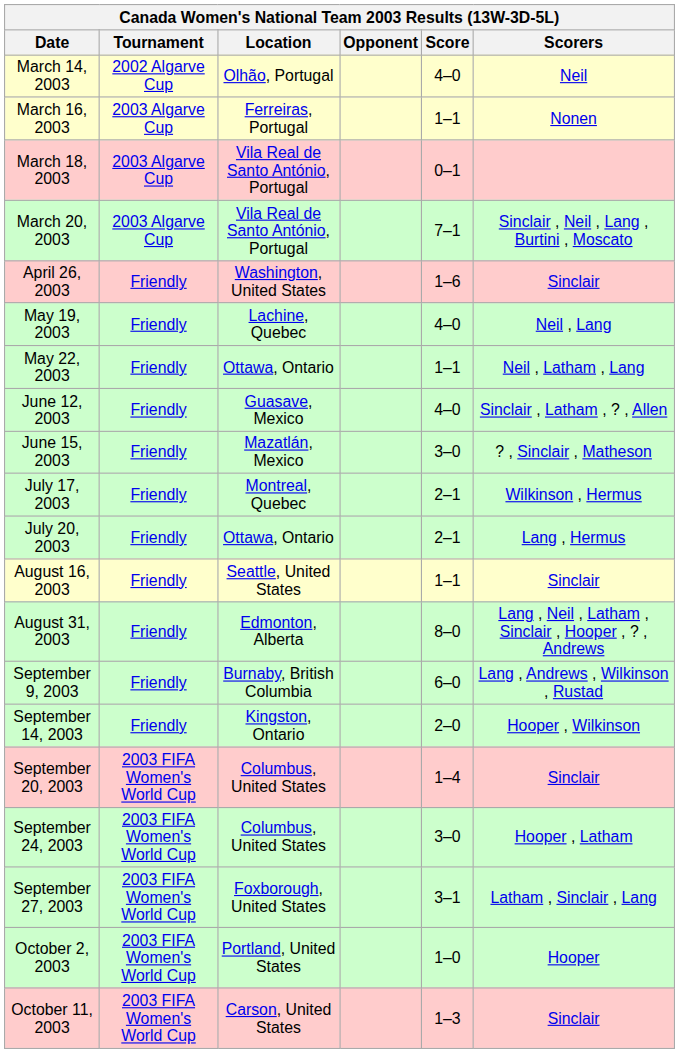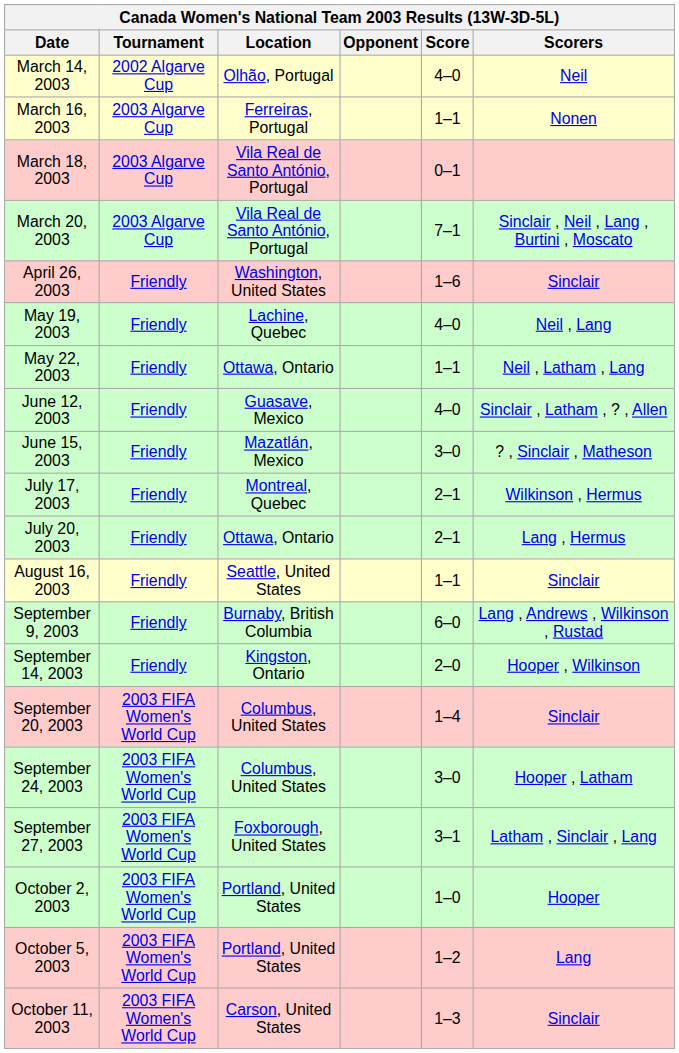- row: (52, 632)
+ row: (52, 958)
